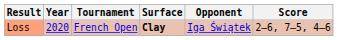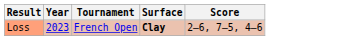- column: (219, 12)
(58, 28) 2020 -> (58, 28) 2023
